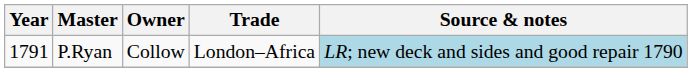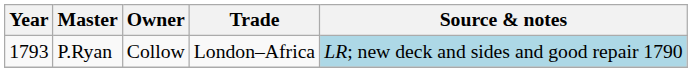(29, 51) 1791 -> (29, 51) 1793
